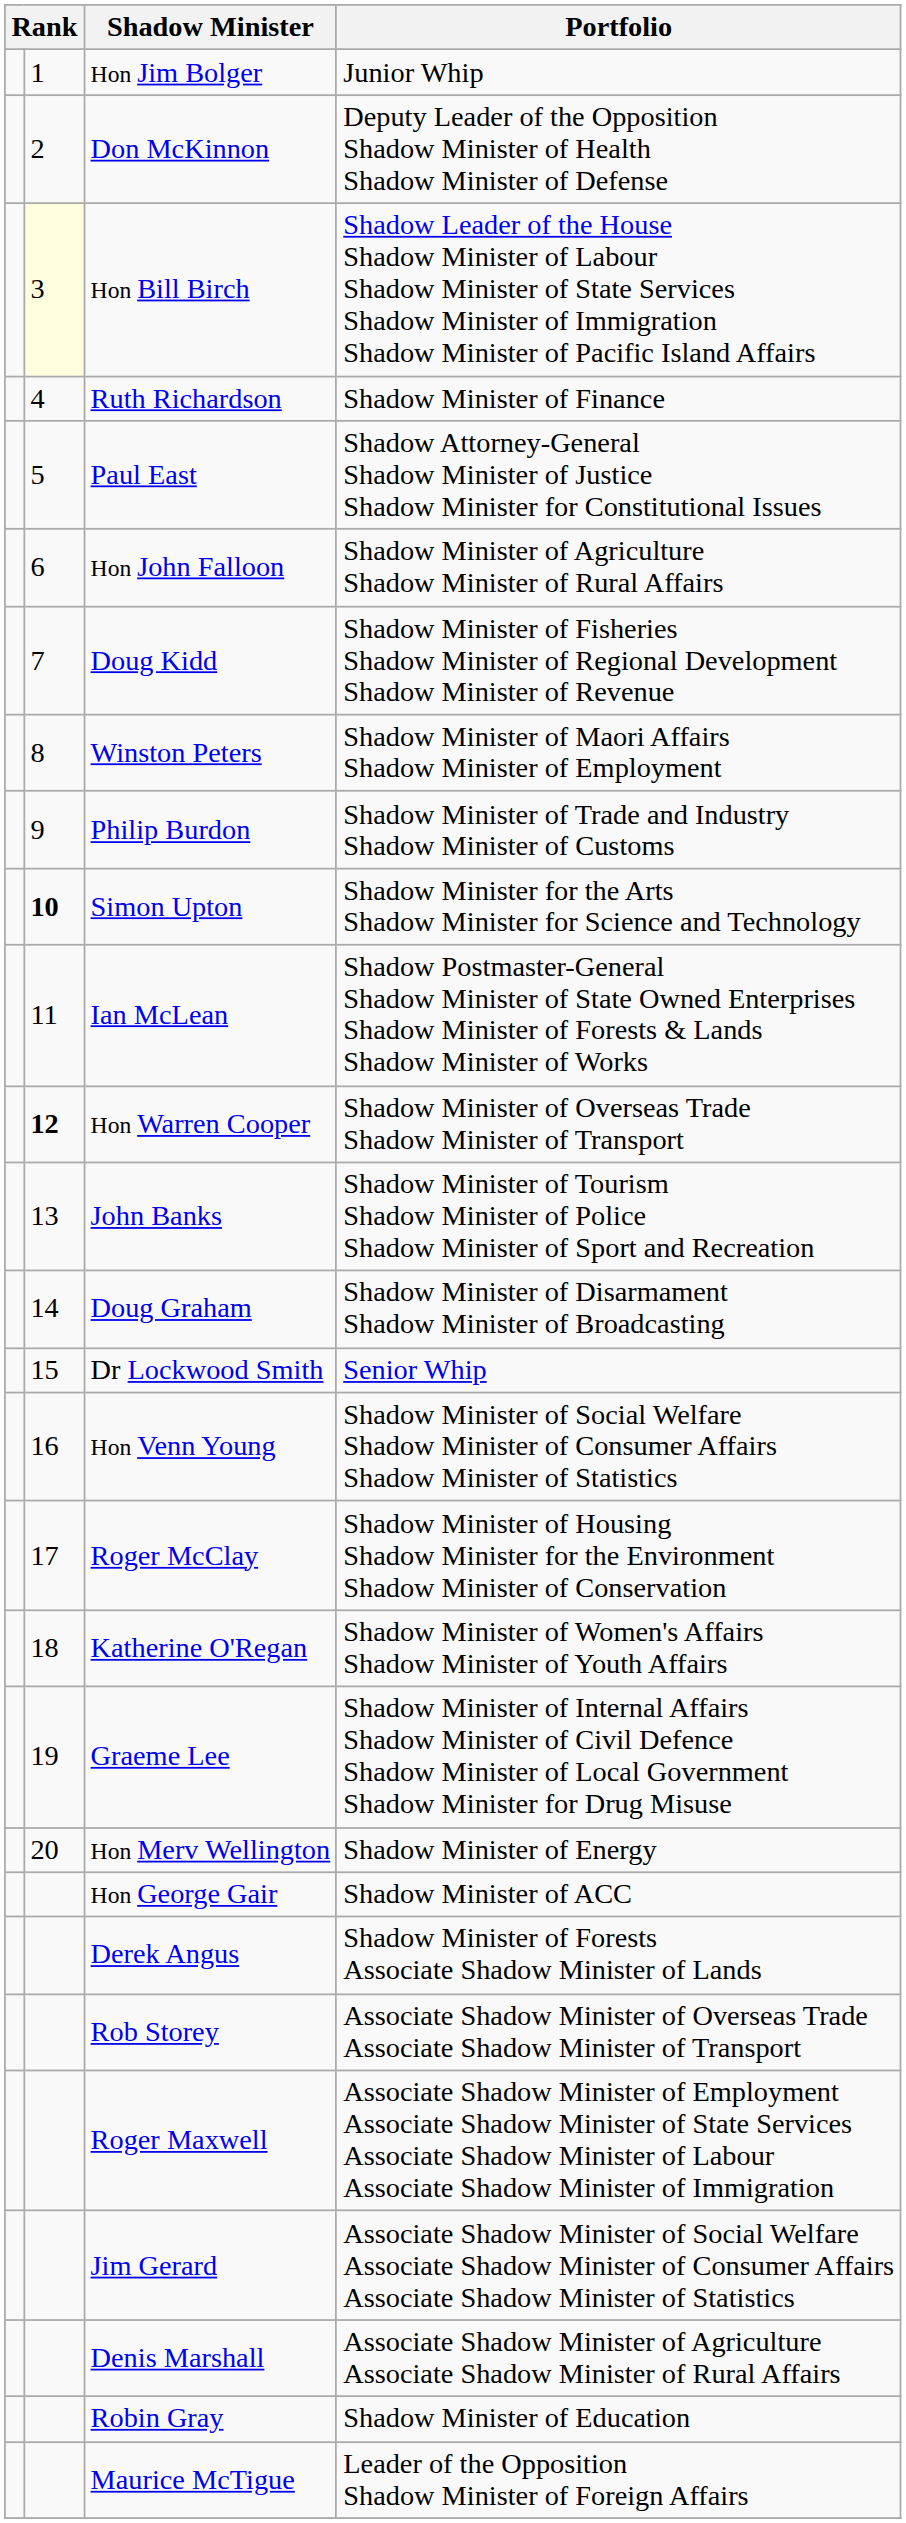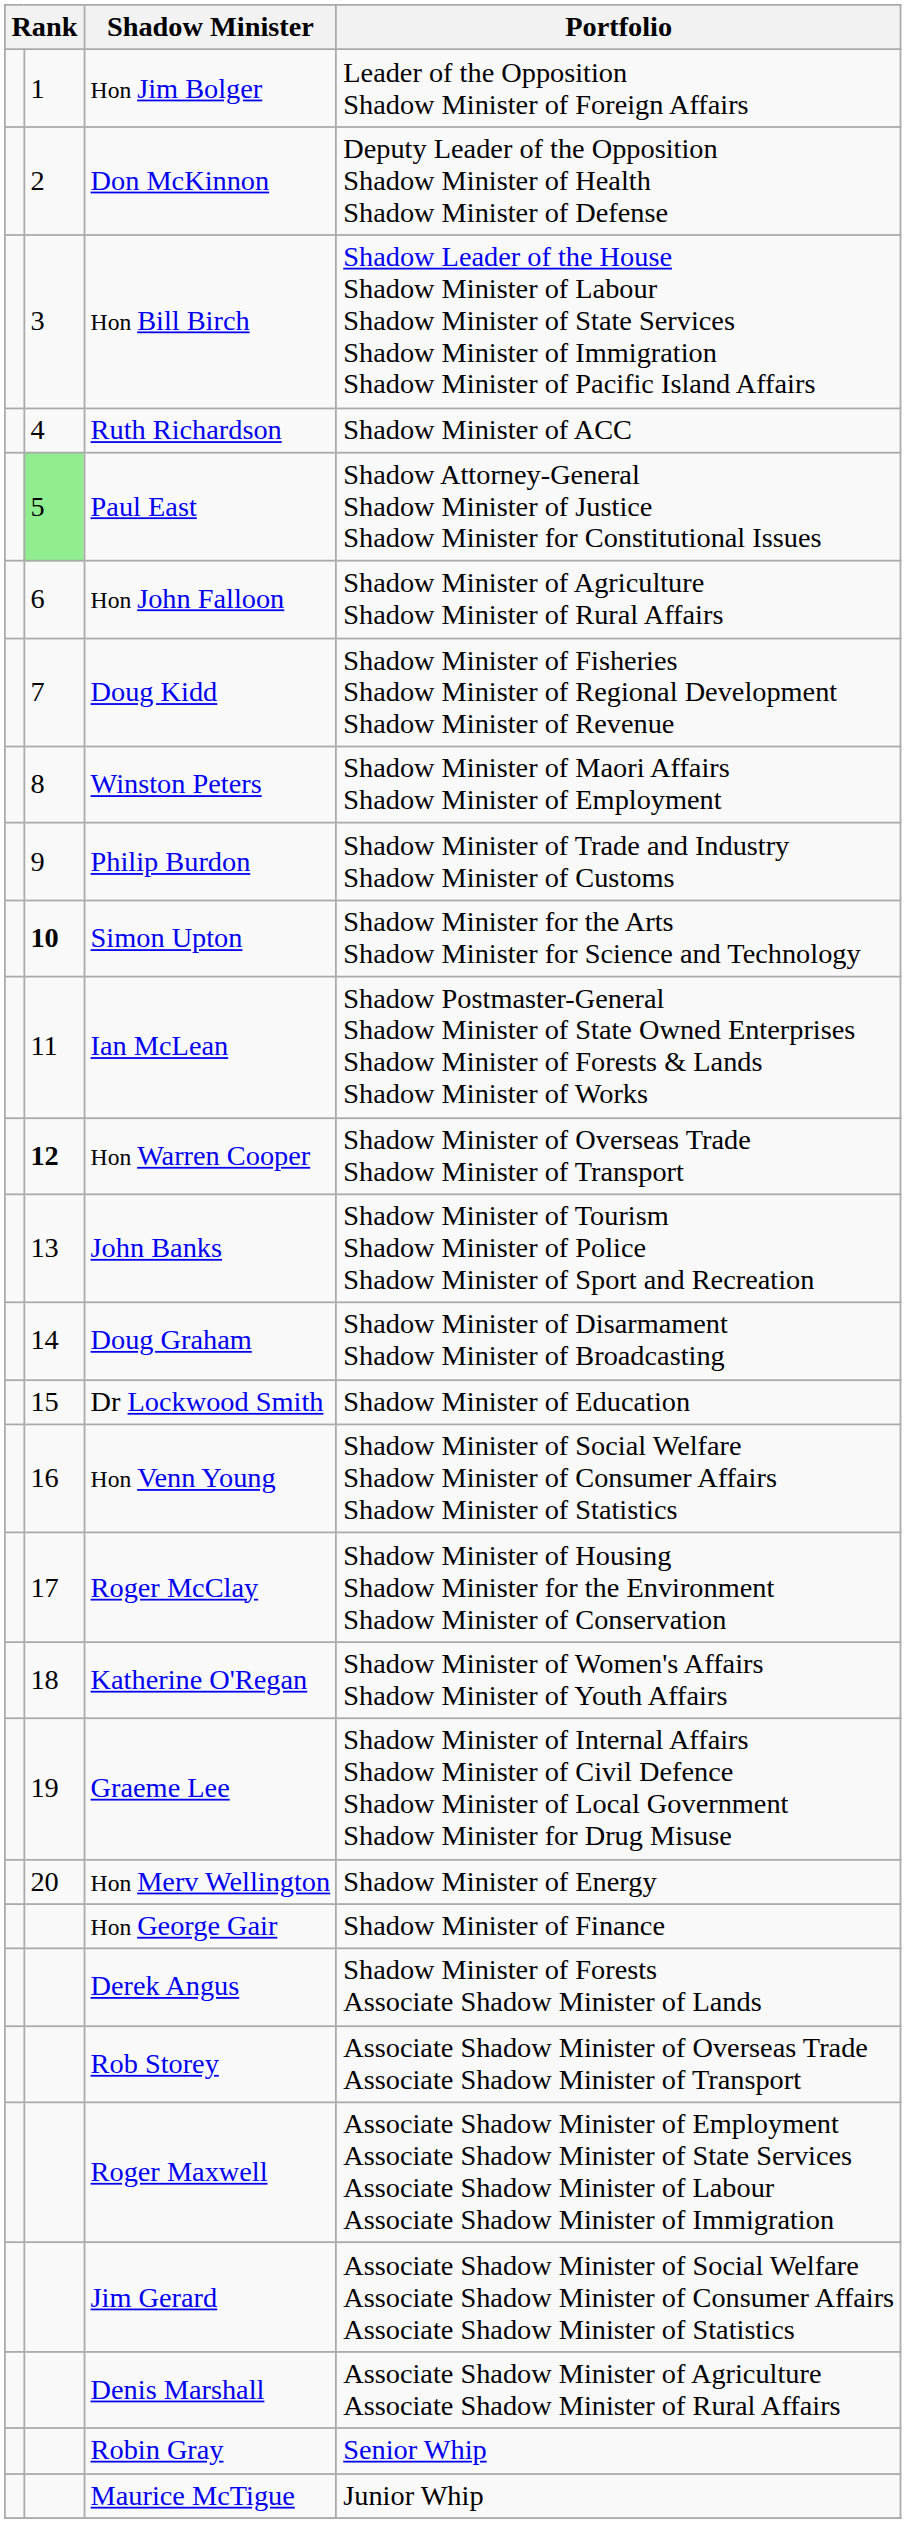(413, 71) Junior Whip -> (546, 87) Leader of the Opposition Shadow Minister of Foreign Affairs
(37, 289) lightyellow background -> (37, 320) no background
(504, 397) Shadow Minister of Finance -> (488, 429) Shadow Minister of ACC
(37, 474) no background -> (37, 506) lightgreen background
(415, 1369) Senior Whip -> (517, 1401) Shadow Minister of Education
(488, 1894) Shadow Minister of ACC -> (504, 1925) Shadow Minister of Finance
(517, 2418) Shadow Minister of Education -> (415, 2450) Senior Whip
(546, 2479) Leader of the Opposition Shadow Minister of Foreign Affairs -> (413, 2495) Junior Whip
